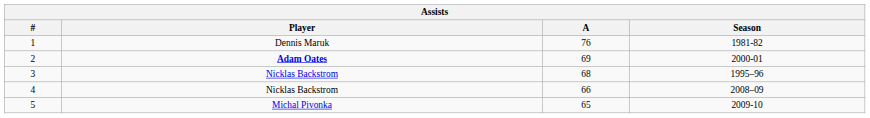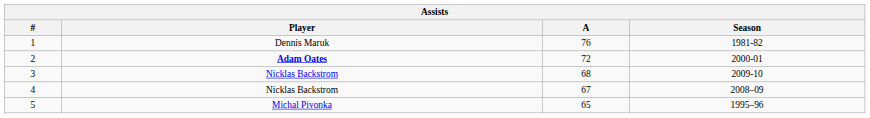(586, 59) 69 -> (586, 59) 72
(747, 74) 1995–96 -> (747, 74) 2009-10
(586, 90) 66 -> (586, 90) 67
(747, 105) 2009-10 -> (747, 105) 1995–96
